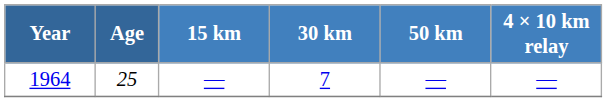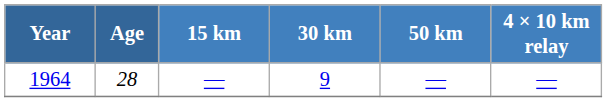(127, 79) 25 -> (127, 79) 28
(325, 79) 7 -> (325, 79) 9
